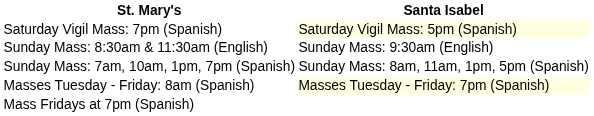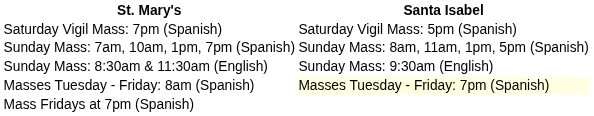(408, 29) lightyellow background -> (408, 29) no background
rows swapped: (149, 67) <-> (136, 48)
